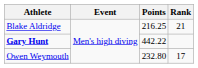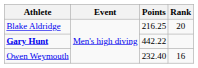(181, 26) 21 -> (181, 26) 20
(154, 56) 232.80 -> (154, 56) 232.40
(181, 56) 17 -> (181, 56) 16
